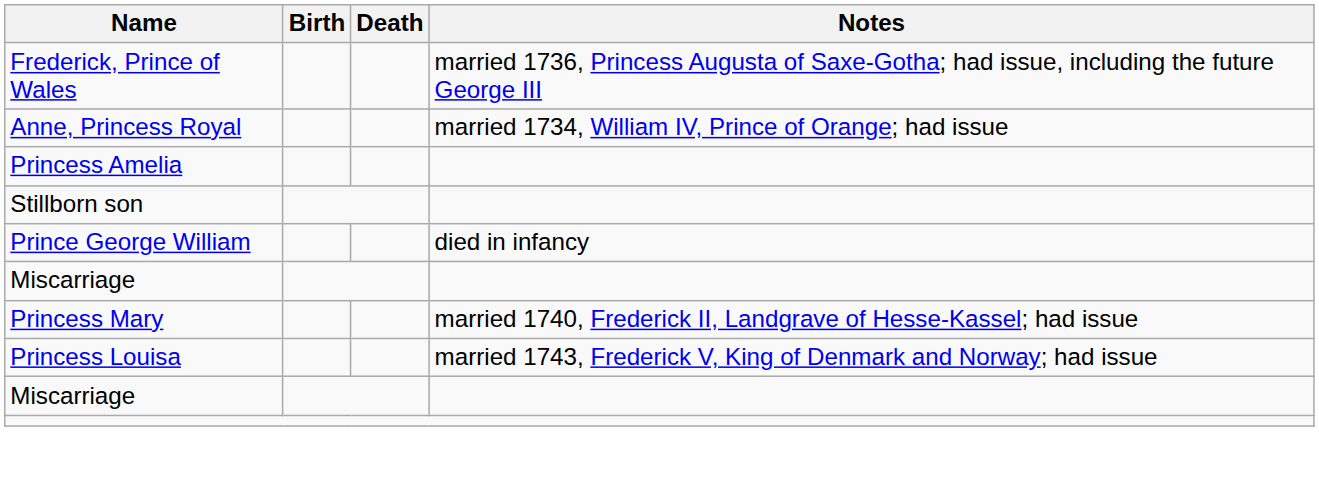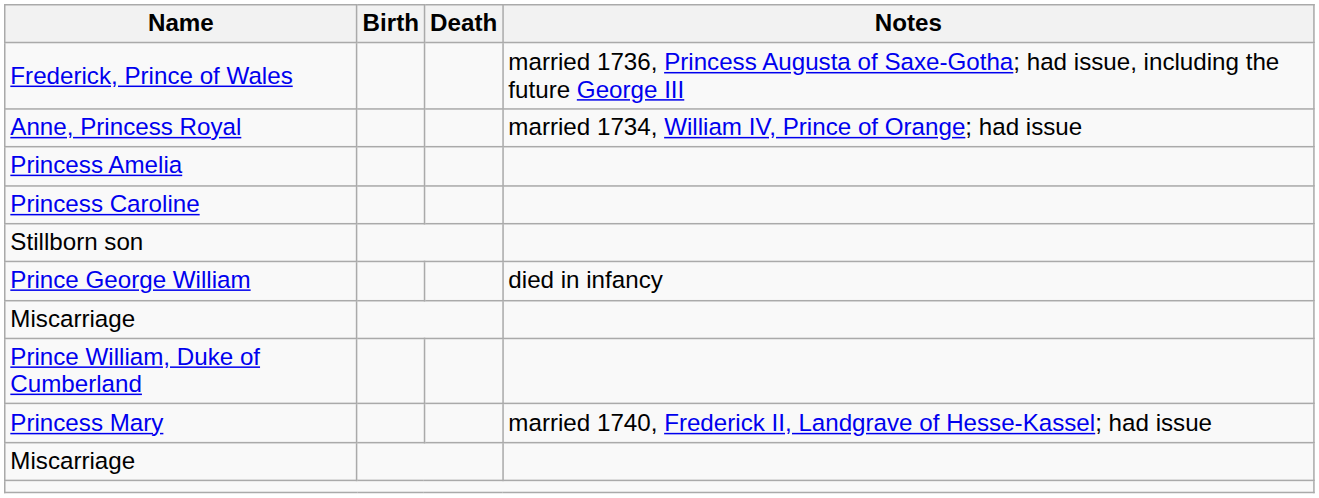+ row: (105, 204)
+ row: (135, 370)
- row: (96, 357)
